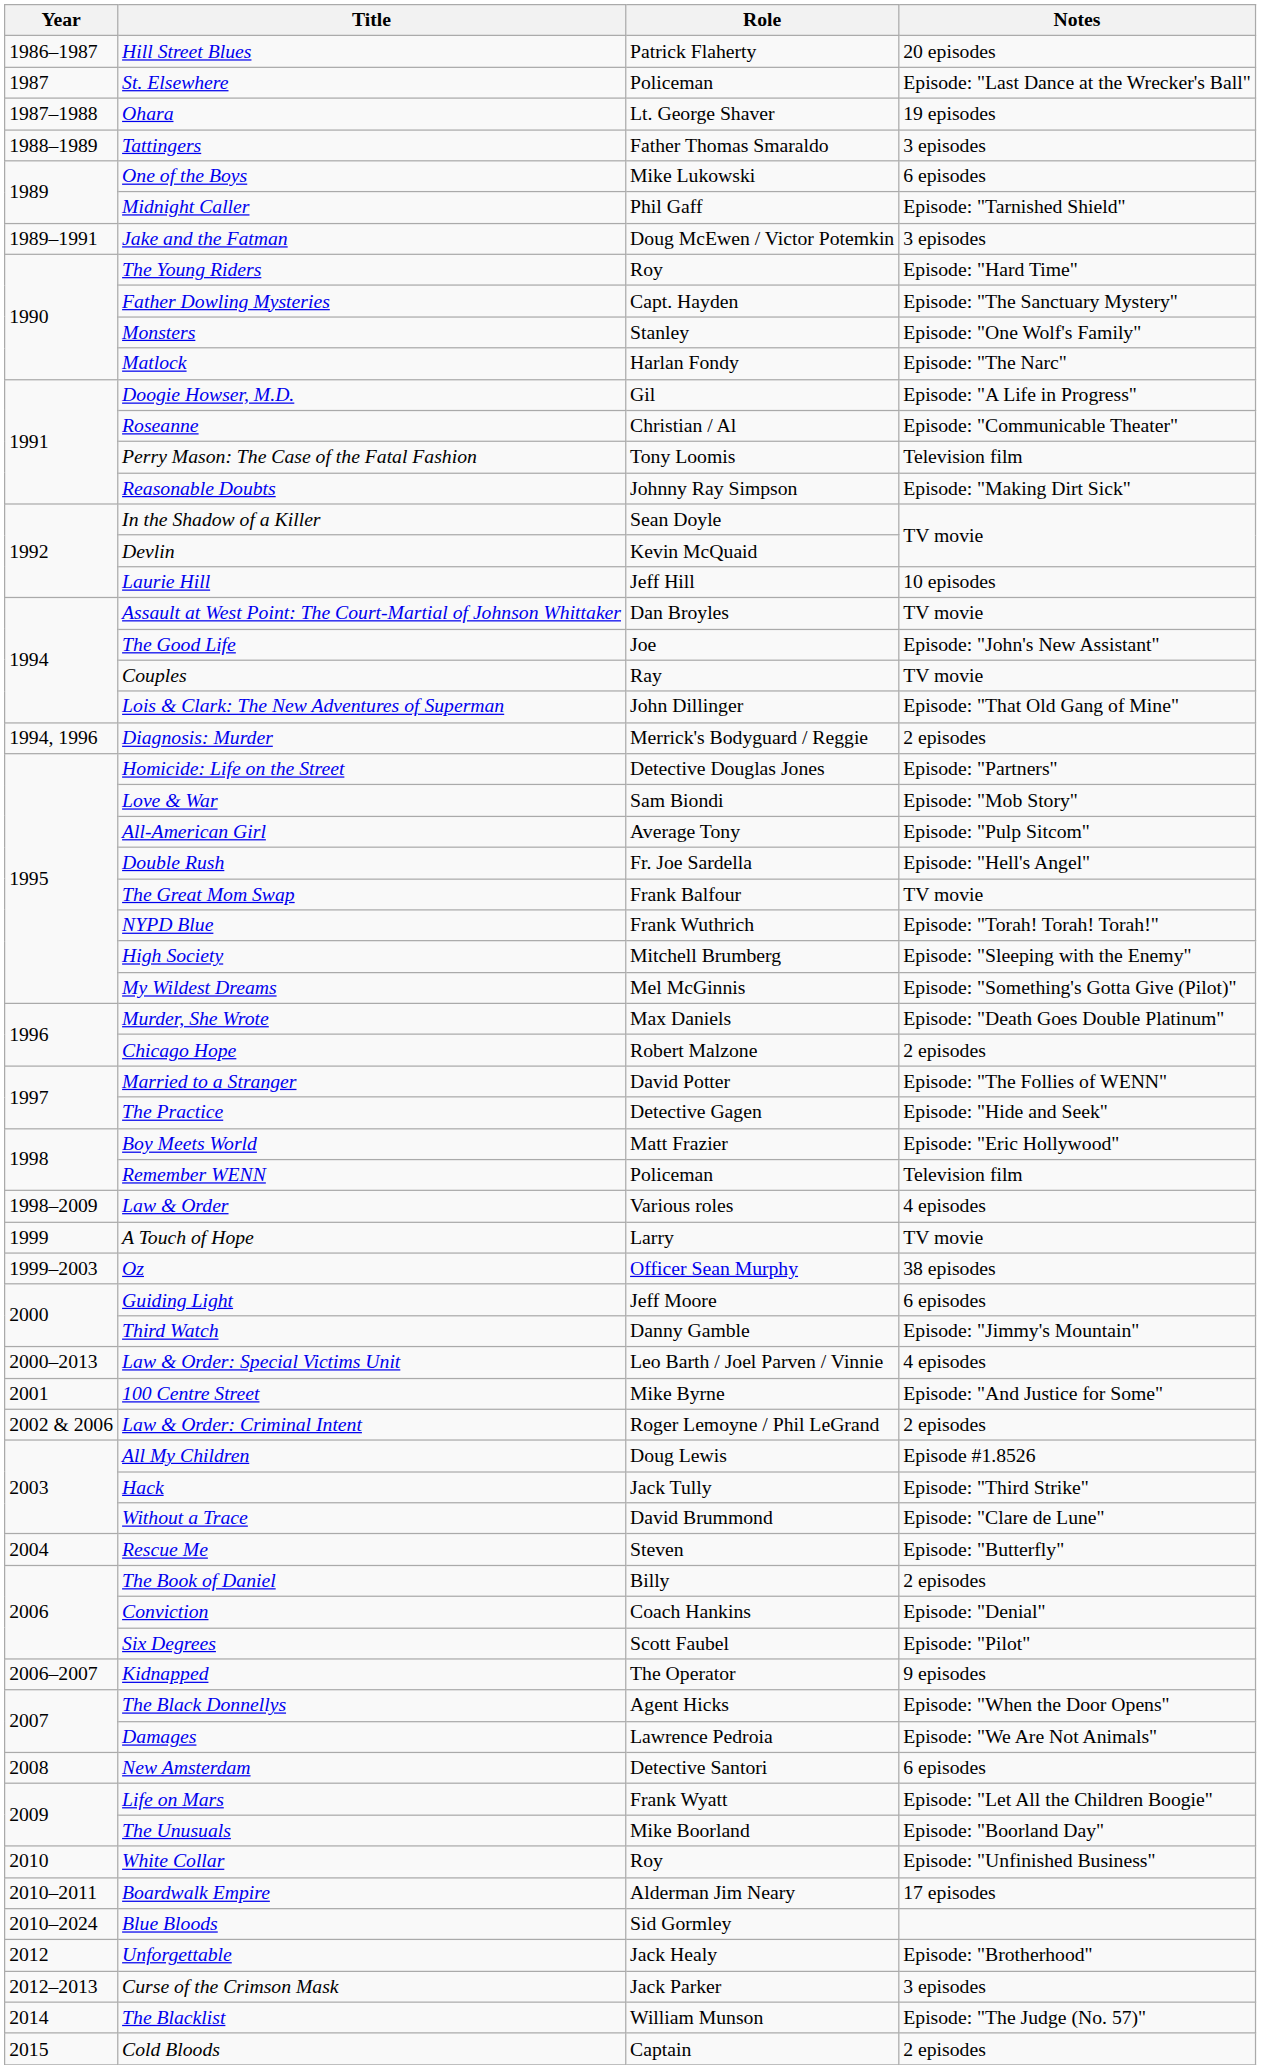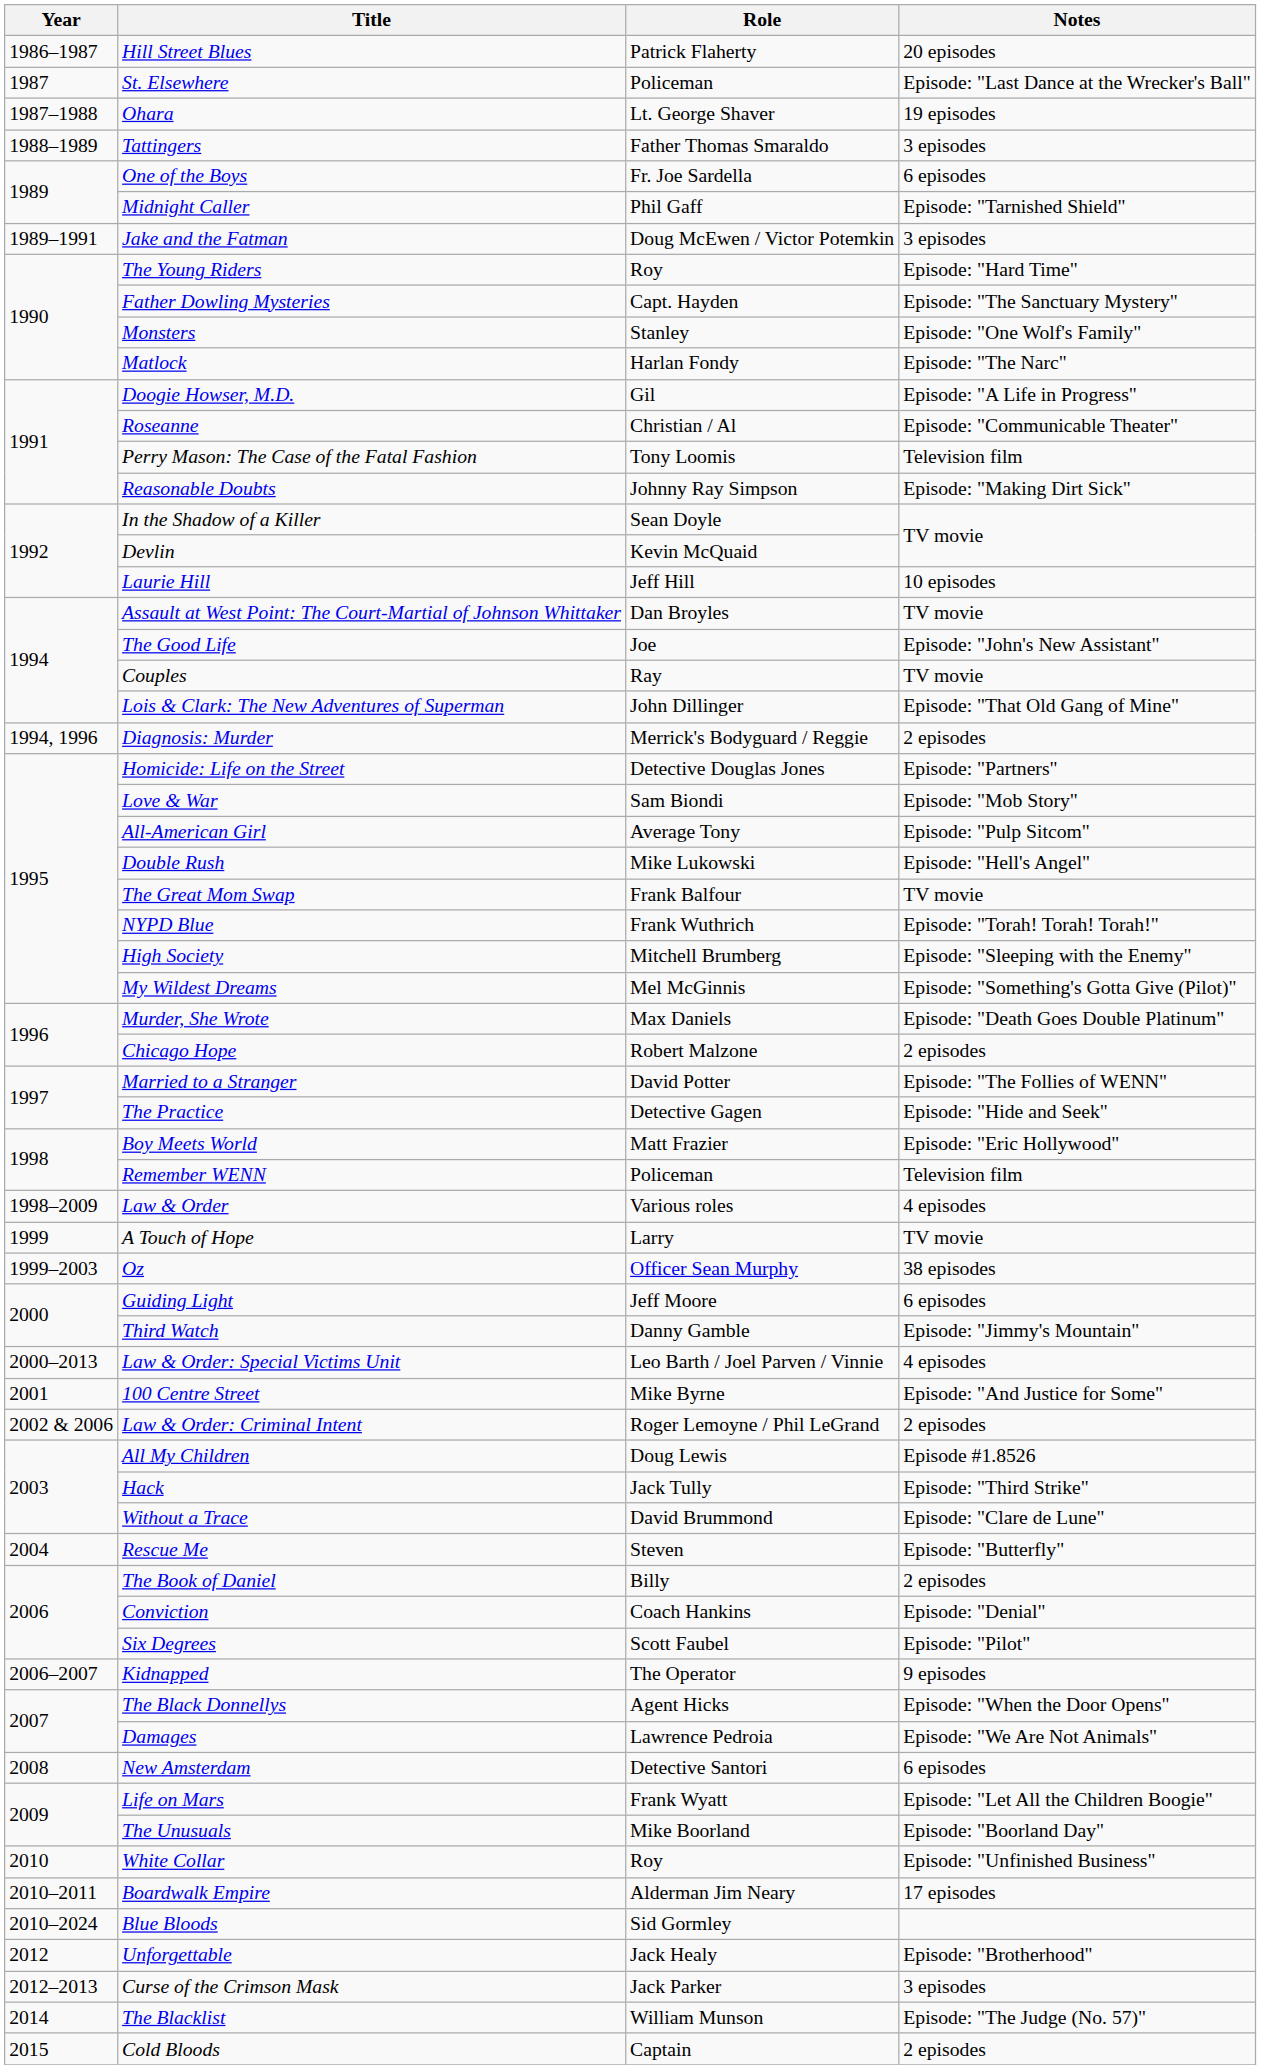(693, 176) Mike Lukowski -> (691, 176) Fr. Joe Sardella
(691, 862) Fr. Joe Sardella -> (693, 862) Mike Lukowski
